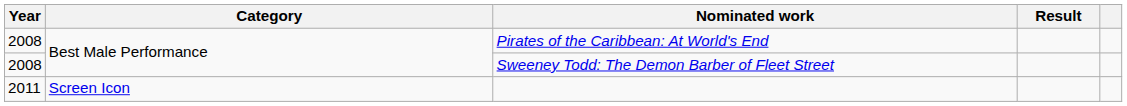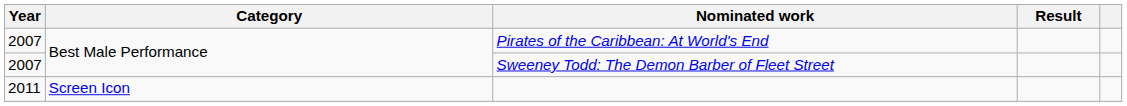(25, 40) 2008 -> (25, 40) 2007
(25, 64) 2008 -> (25, 64) 2007
